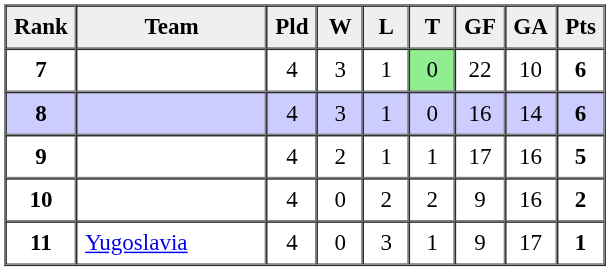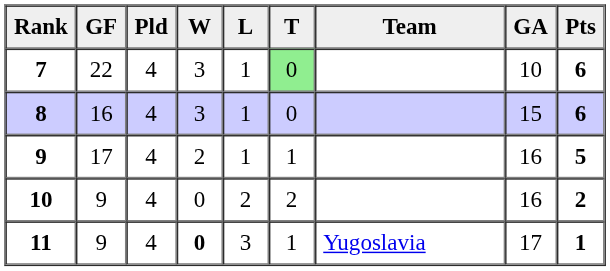columns swapped: (172, 26) <-> (480, 26)
(531, 113) 14 -> (531, 113) 15
(340, 242) normal -> (199, 242) bold
